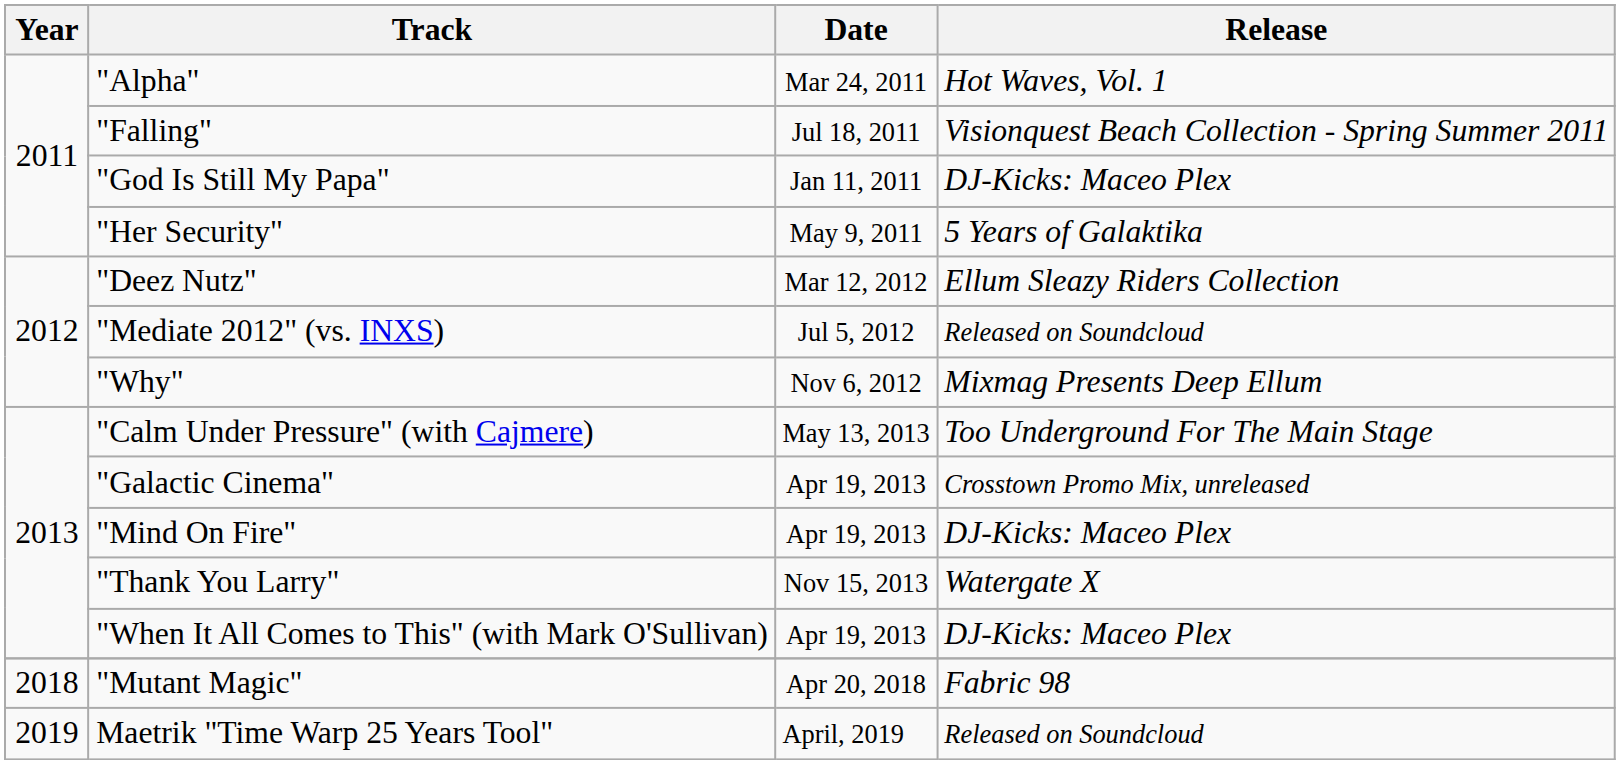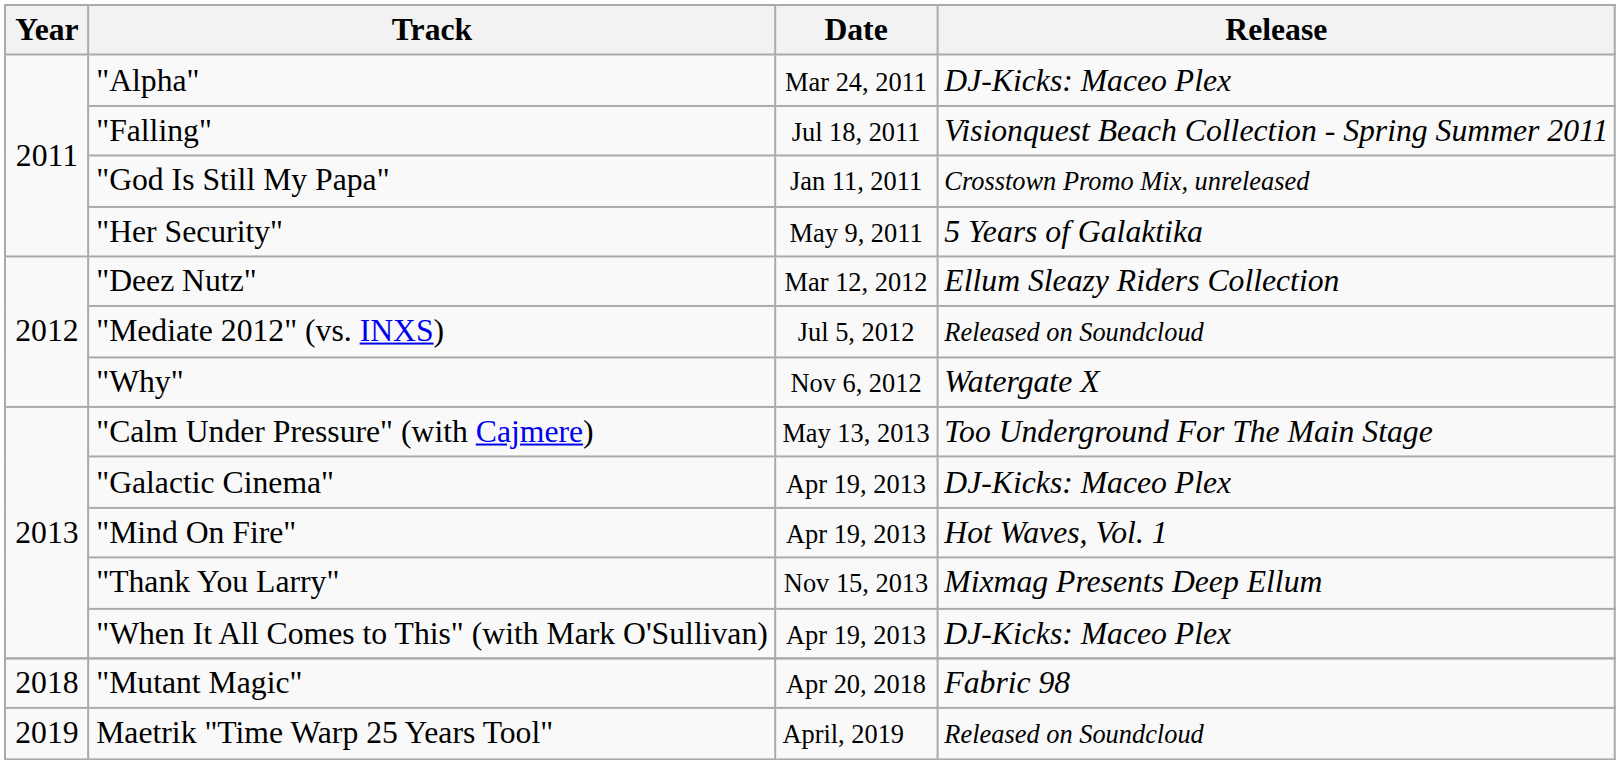(1056, 79) Hot Waves, Vol. 1 -> (1088, 79) DJ-Kicks: Maceo Plex
(1088, 180) DJ-Kicks: Maceo Plex -> (1127, 182) Crosstown Promo Mix, unreleased
(1133, 381) Mixmag Presents Deep Ellum -> (1022, 381) Watergate X
(1127, 483) Crosstown Promo Mix, unreleased -> (1088, 481) DJ-Kicks: Maceo Plex
(1088, 532) DJ-Kicks: Maceo Plex -> (1056, 532) Hot Waves, Vol. 1
(1022, 582) Watergate X -> (1133, 582) Mixmag Presents Deep Ellum
